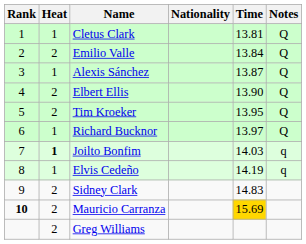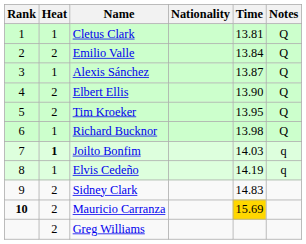(249, 131) 13.97 -> (249, 131) 13.98
